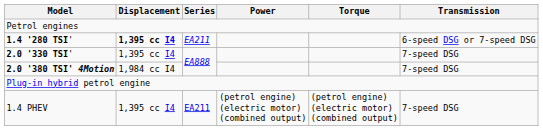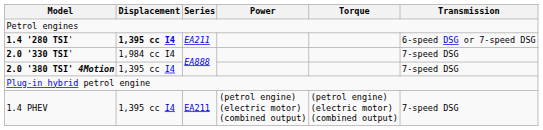(147, 54) 1,395 cc I4 -> (147, 54) 1,984 cc I4
(147, 69) 1,984 cc I4 -> (147, 69) 1,395 cc I4
